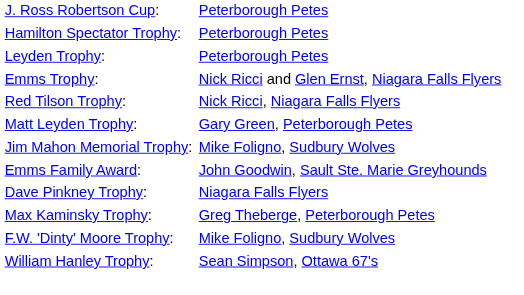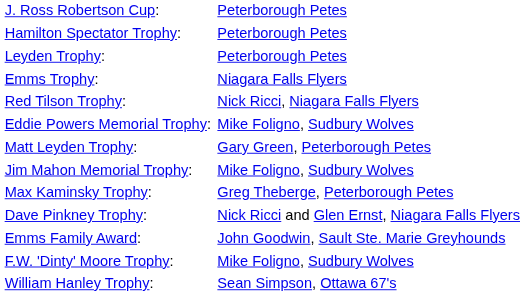(350, 79) Nick Ricci and Glen Ernst, Niagara Falls Flyers -> (282, 79) Niagara Falls Flyers
+ row: (108, 124)
rows swapped: (78, 215) <-> (73, 170)
(263, 192) Niagara Falls Flyers -> (369, 215) Nick Ricci and Glen Ernst, Niagara Falls Flyers
